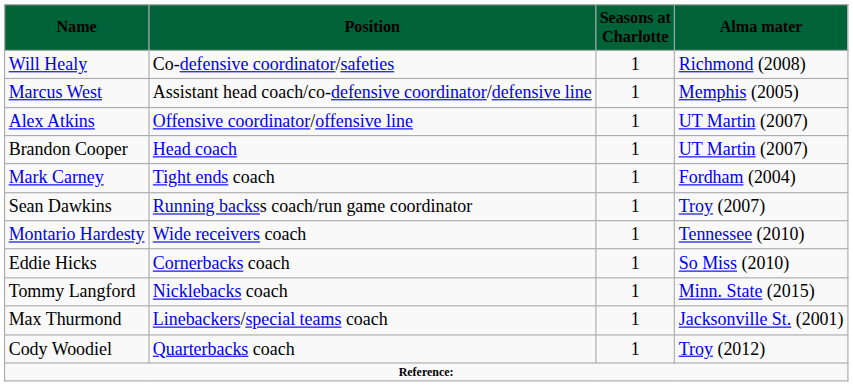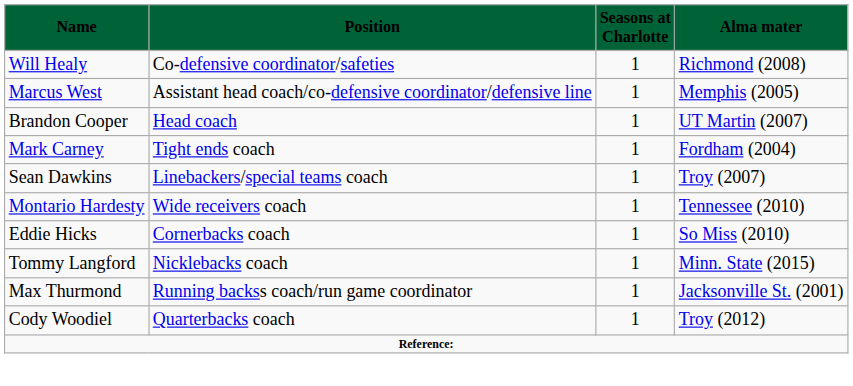- row: (52, 121)
(313, 206) Running backss coach/run game coordinator -> (270, 178) Linebackers/special teams coach
(270, 320) Linebackers/special teams coach -> (313, 291) Running backss coach/run game coordinator
